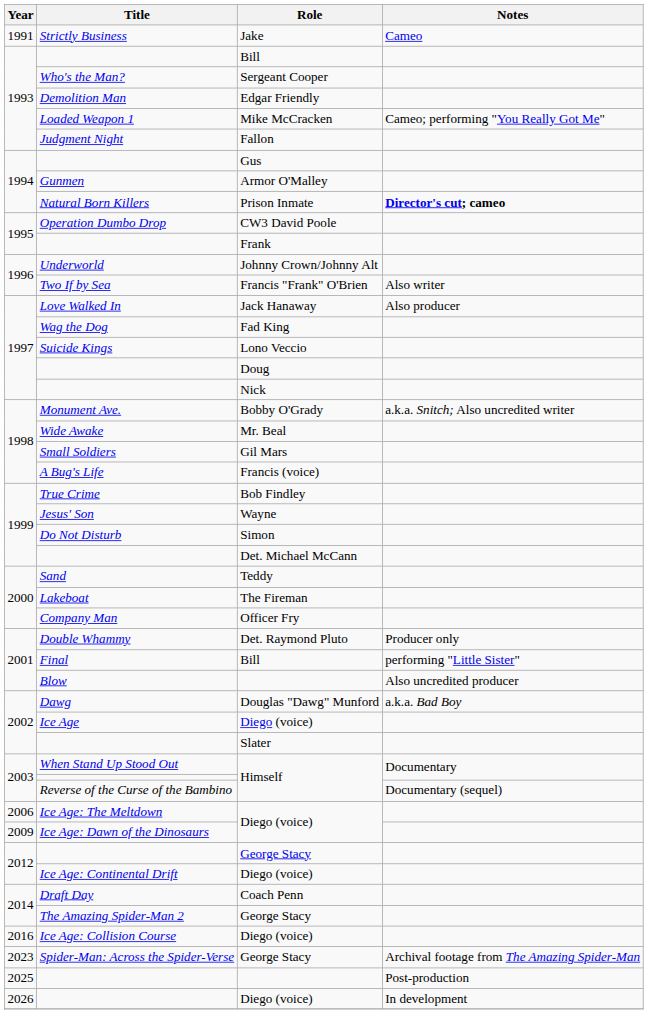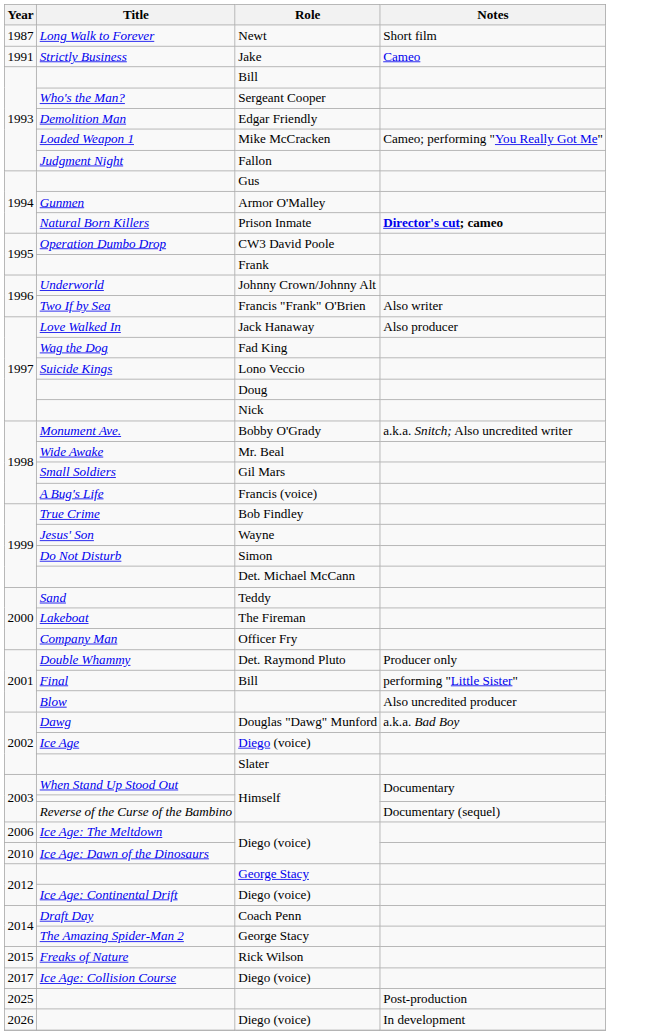+ row: (97, 35)
(21, 832) 2009 -> (21, 853) 2010
+ row: (84, 957)
(21, 936) 2016 -> (21, 978) 2017
- row: (137, 957)
